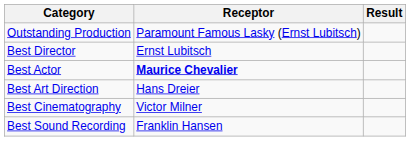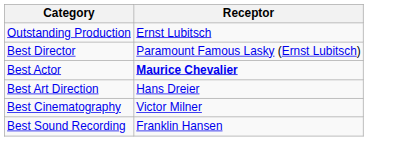- column: (384, 13)
(249, 32) Paramount Famous Lasky (Ernst Lubitsch) -> (174, 32) Ernst Lubitsch
(174, 51) Ernst Lubitsch -> (249, 51) Paramount Famous Lasky (Ernst Lubitsch)
